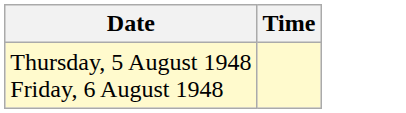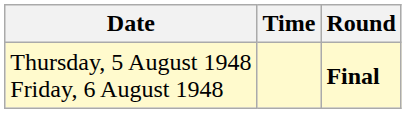+ column: (361, 23)
